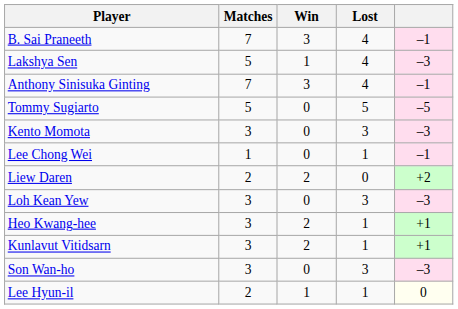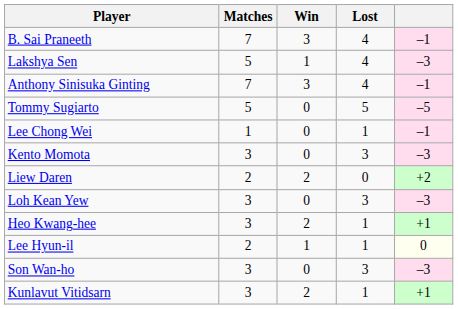rows swapped: (49, 131) <-> (50, 154)
rows swapped: (41, 292) <-> (59, 246)
